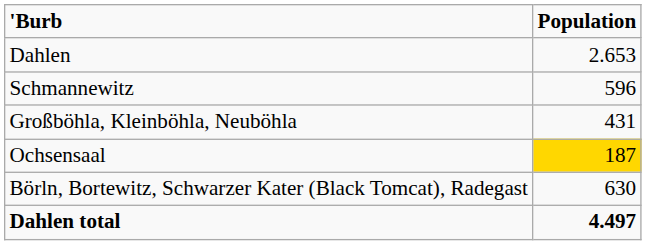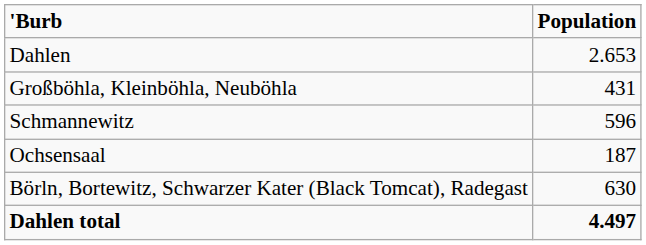rows swapped: (153, 121) <-> (72, 88)
(620, 155) gold background -> (620, 155) no background
